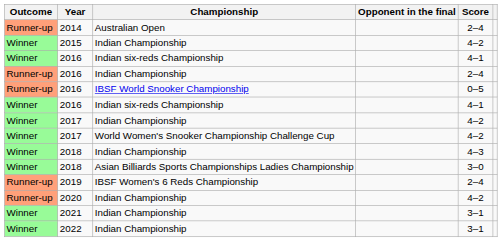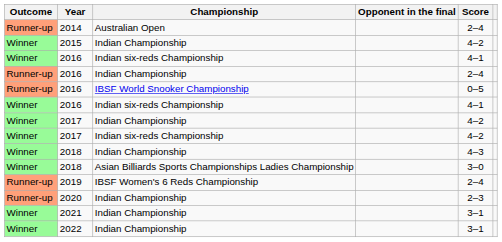- row: (71, 136)
+ row: (71, 136)
(475, 197) 4–2 -> (475, 197) 2–3
